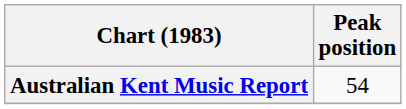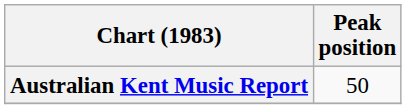(357, 84) 54 -> (357, 84) 50
